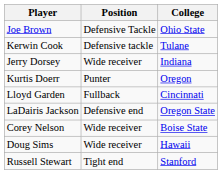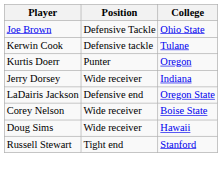rows swapped: (33, 78) <-> (33, 62)
- row: (36, 95)
